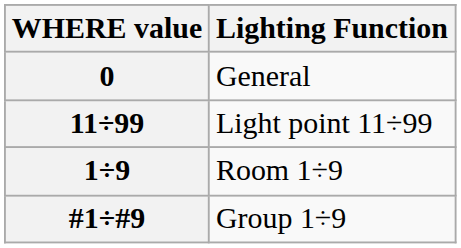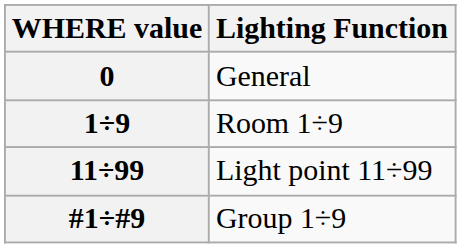rows swapped: (107, 170) <-> (107, 123)
